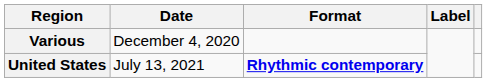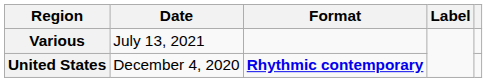(176, 41) December 4, 2020 -> (159, 41) July 13, 2021
(159, 65) July 13, 2021 -> (176, 65) December 4, 2020
